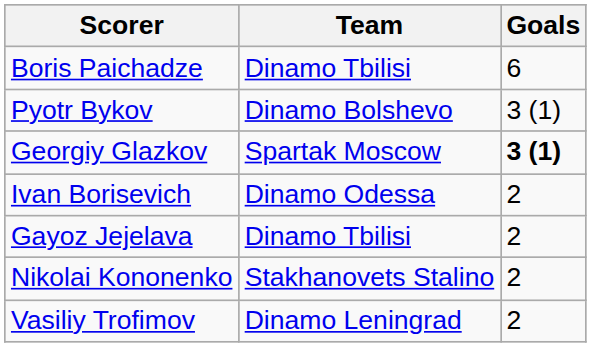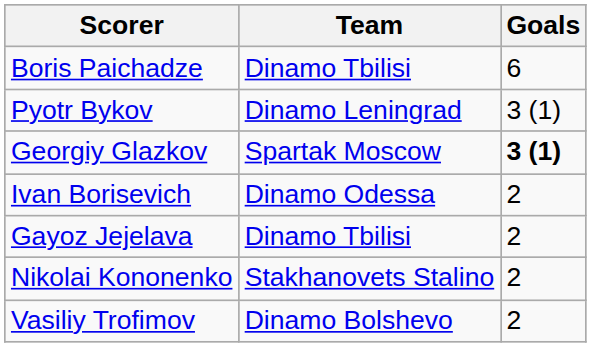(349, 109) Dinamo Bolshevo -> (353, 109) Dinamo Leningrad
(353, 320) Dinamo Leningrad -> (349, 320) Dinamo Bolshevo
